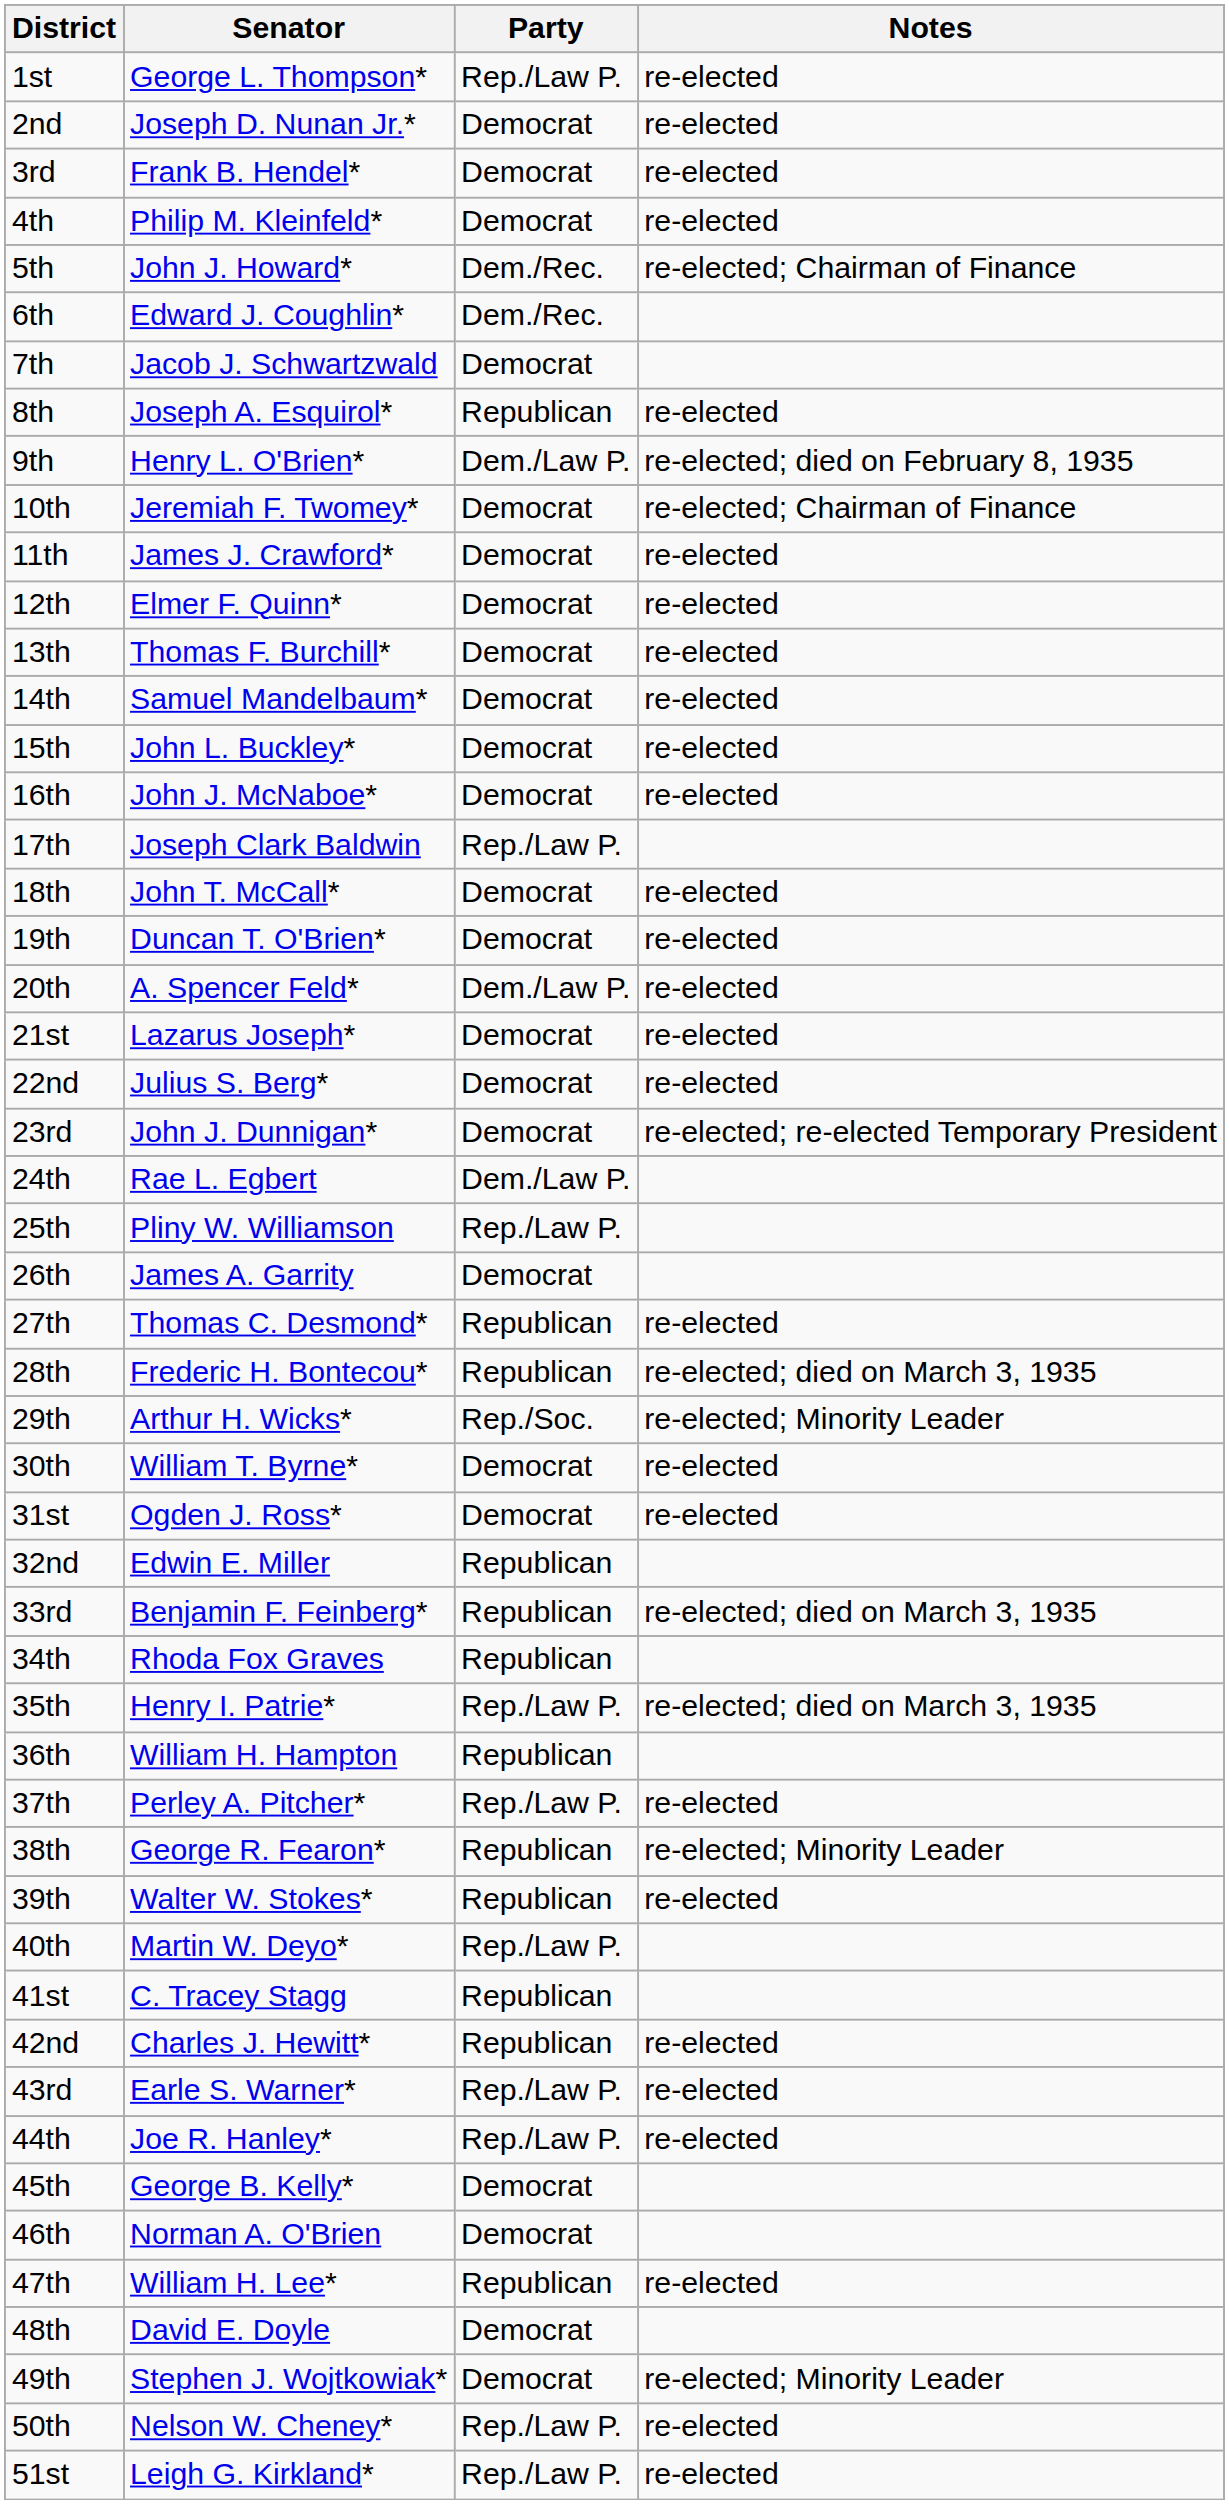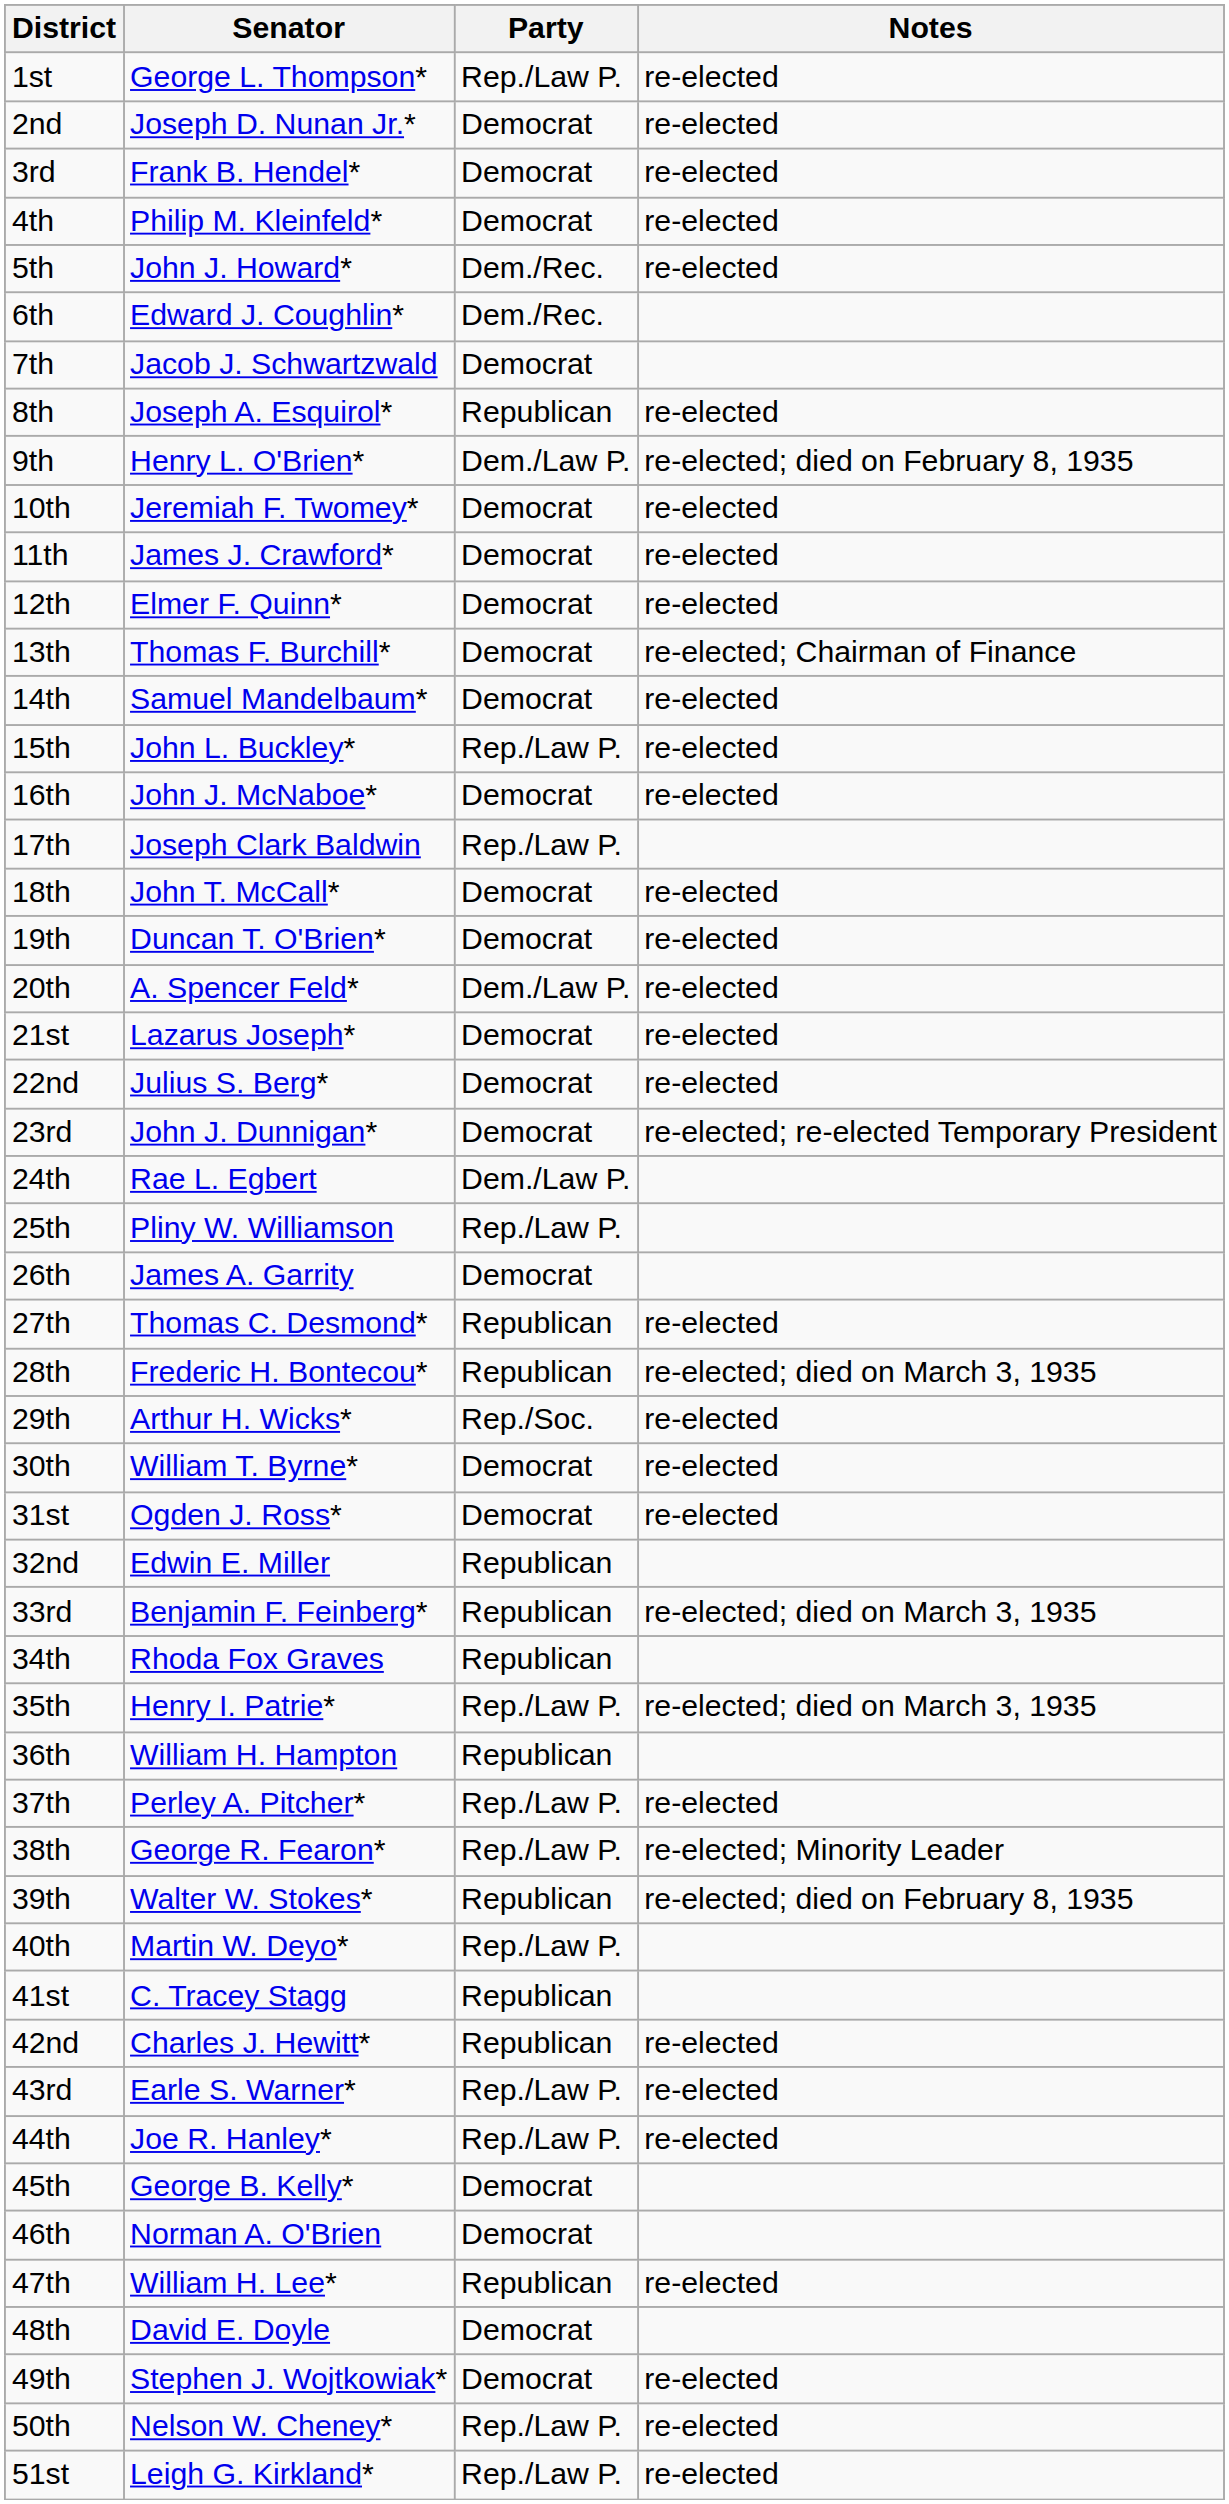(860, 268) re-elected; Chairman of Finance -> (712, 268) re-elected
(860, 508) re-elected; Chairman of Finance -> (712, 508) re-elected
(712, 651) re-elected -> (860, 651) re-elected; Chairman of Finance
(527, 747) Democrat -> (542, 747) Rep./Law P.
(824, 1419) re-elected; Minority Leader -> (712, 1419) re-elected
(537, 1850) Republican -> (542, 1850) Rep./Law P.
(712, 1898) re-elected -> (889, 1898) re-elected; died on February 8, 1935
(824, 2378) re-elected; Minority Leader -> (712, 2378) re-elected
